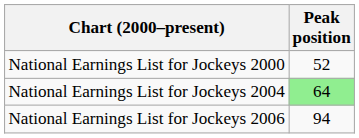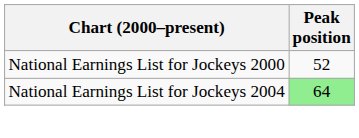- row: (147, 118)
